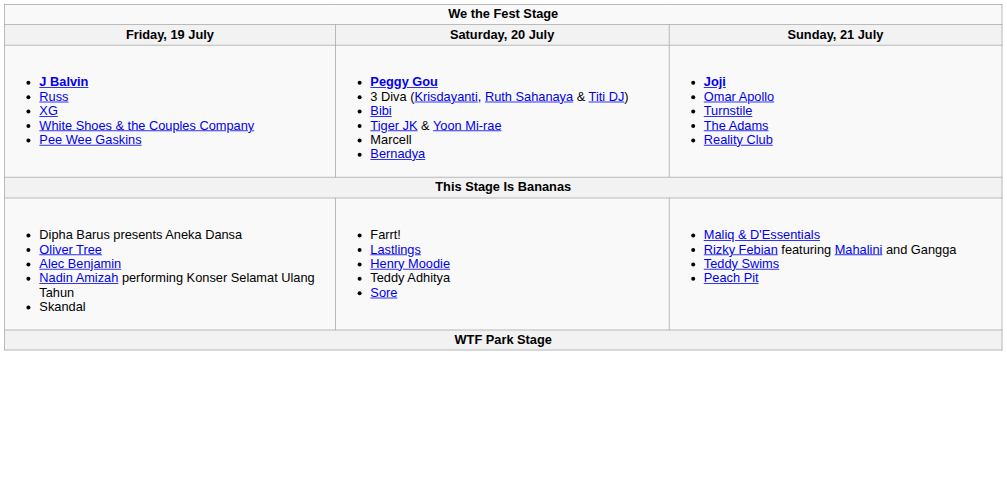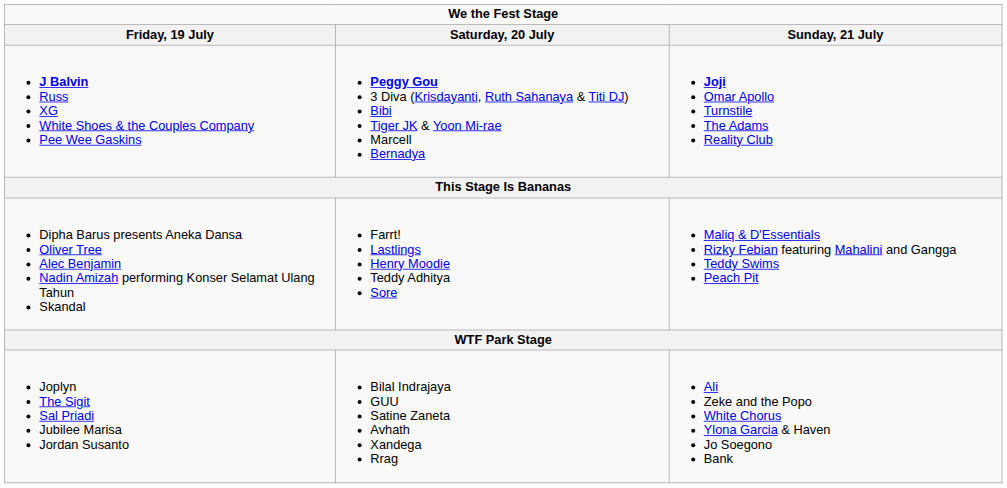+ row: (170, 416)
